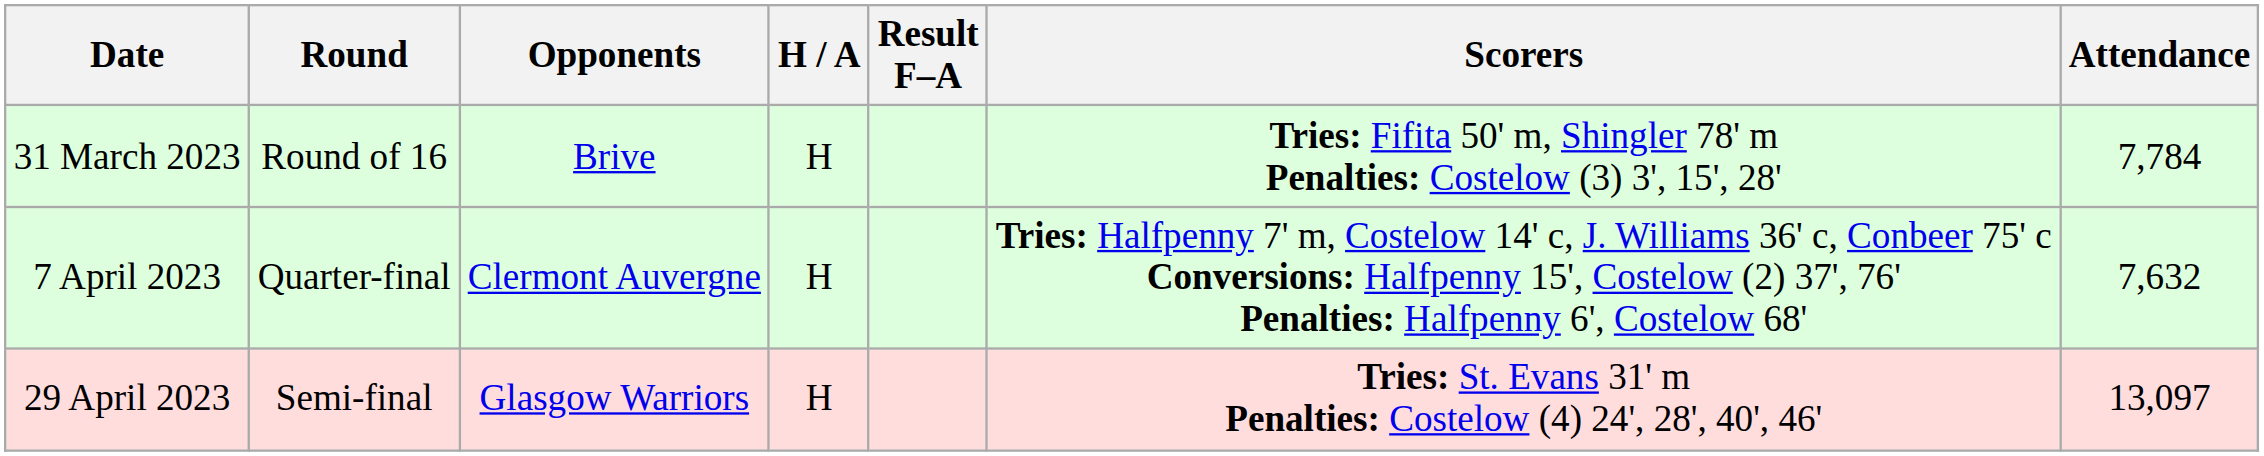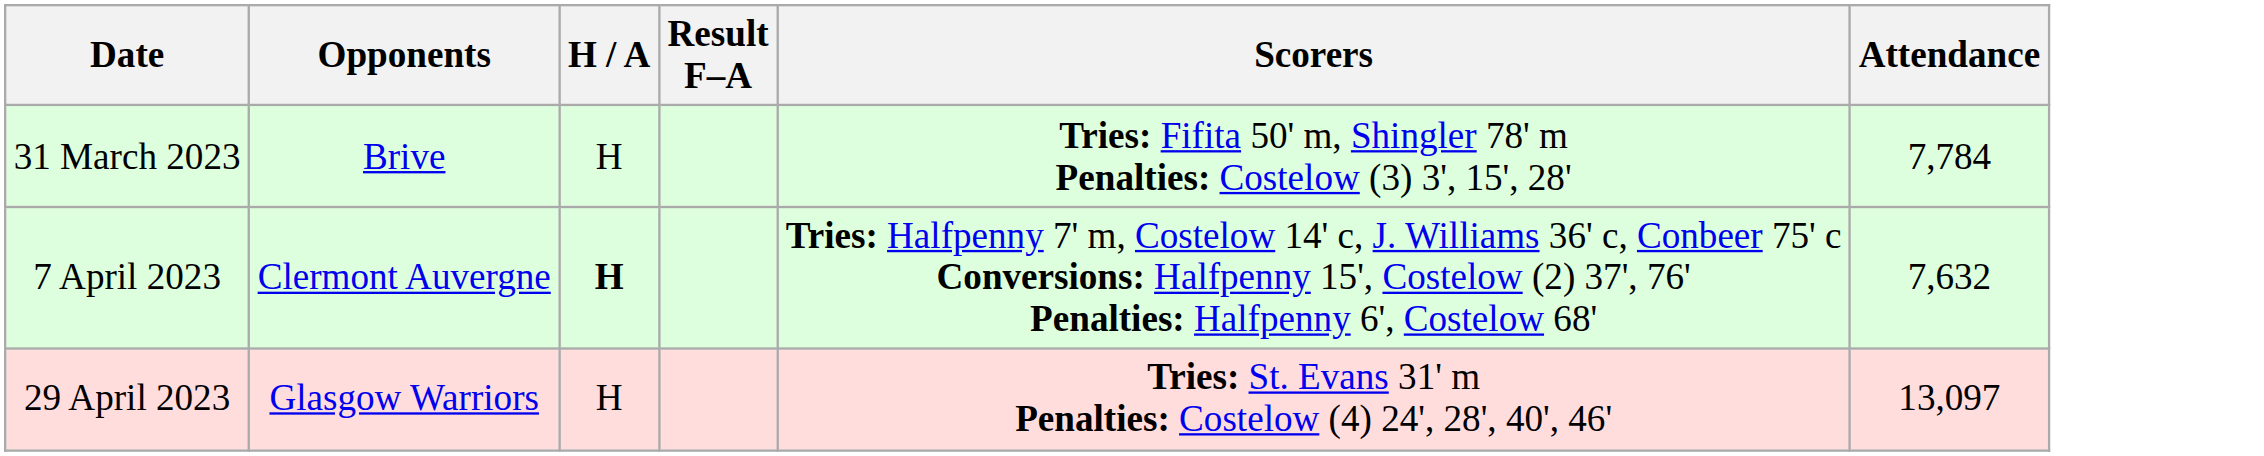- column: (354, 54)
(819, 276) normal -> (609, 276) bold
